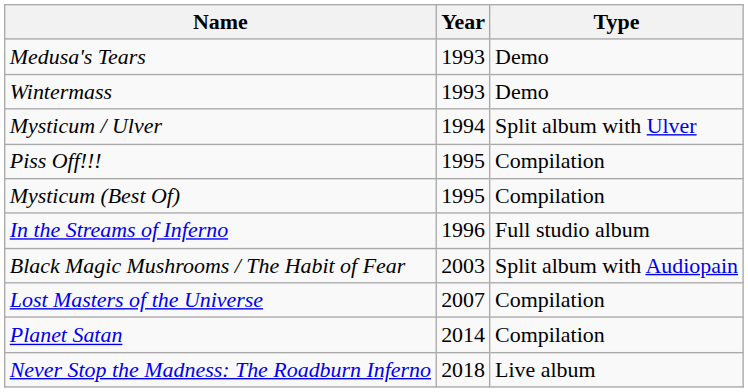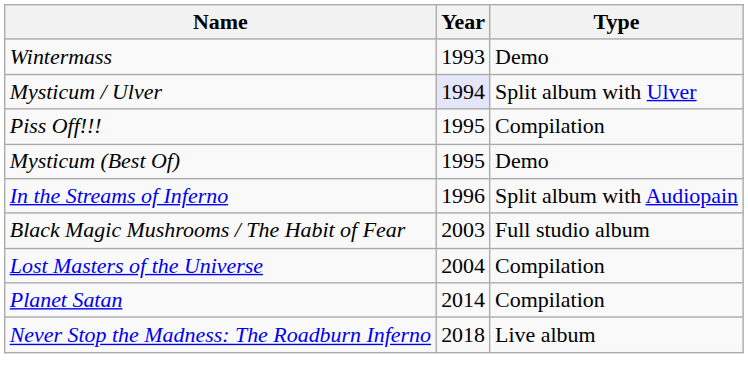- row: (78, 56)
(463, 126) no background -> (463, 91) lavender background
(550, 195) Compilation -> (522, 160) Demo
(572, 230) Full studio album -> (617, 195) Split album with Audiopain
(617, 265) Split album with Audiopain -> (572, 230) Full studio album
(463, 299) 2007 -> (463, 265) 2004
